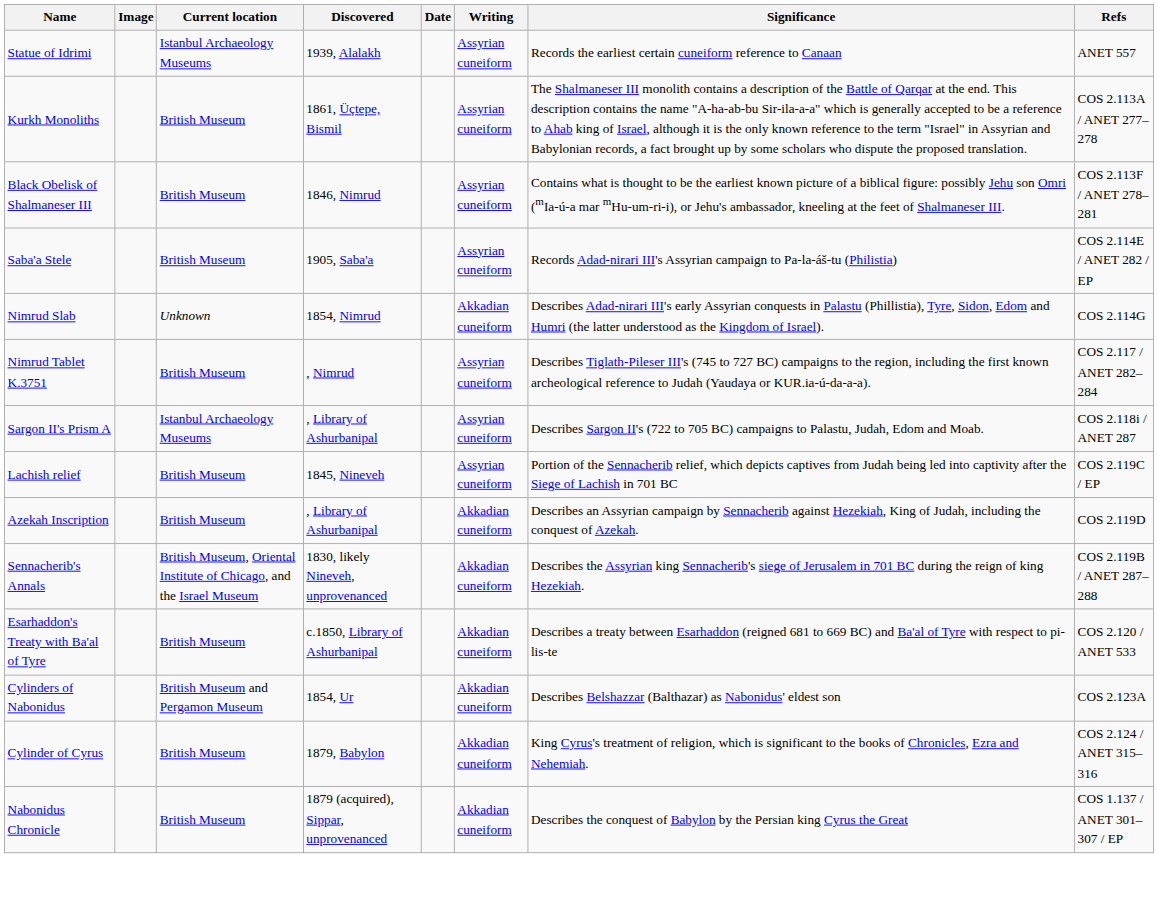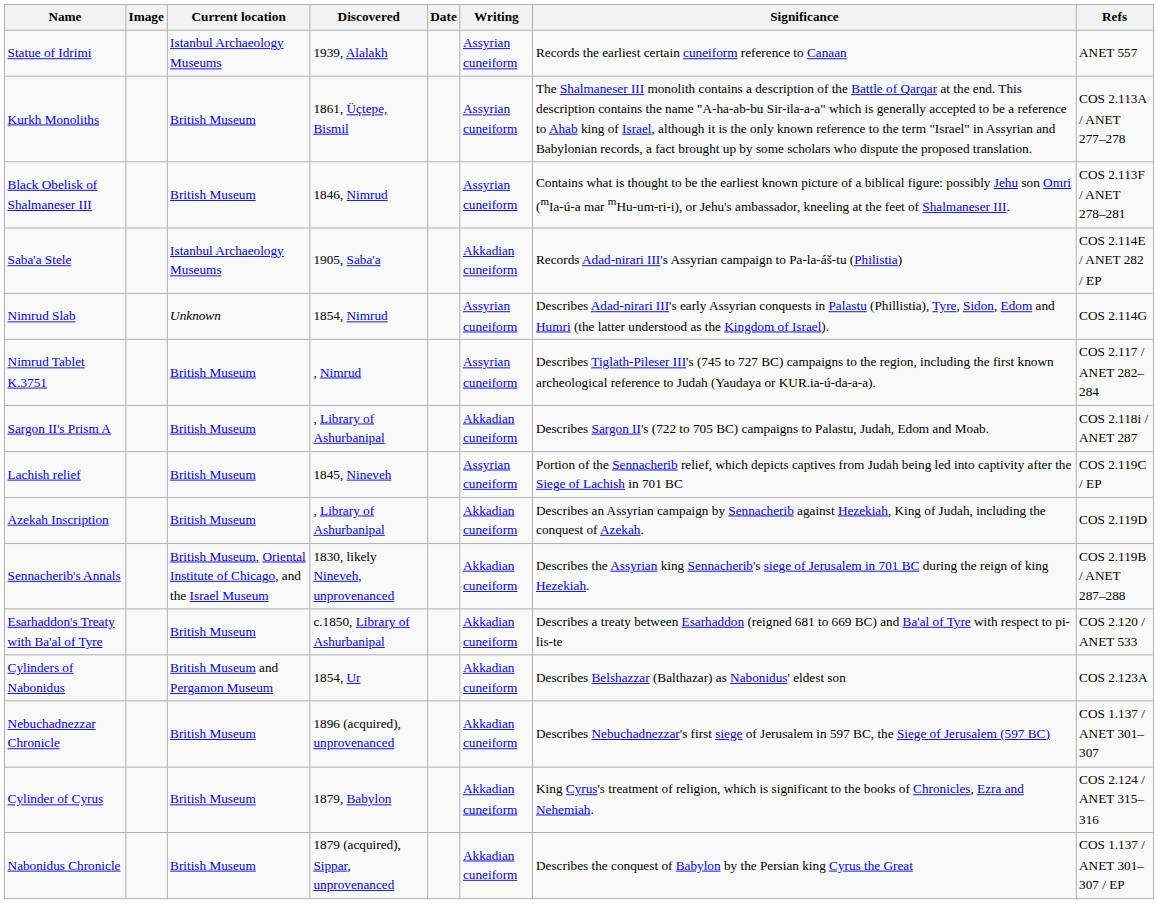(203, 261) British Museum -> (227, 261) Istanbul Archaeology Museums
(485, 261) Assyrian cuneiform -> (490, 261) Akkadian cuneiform
(485, 316) Akkadian cuneiform -> (490, 316) Assyrian cuneiform
(217, 428) Istanbul Archaeology Museums -> (213, 428) British Museum
(485, 428) Assyrian cuneiform -> (490, 428) Akkadian cuneiform
+ row: (52, 734)
